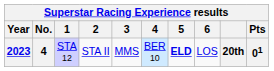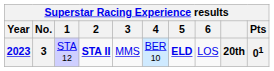(44, 52) 4 -> (44, 52) 3
(96, 52) normal -> (96, 52) bold
